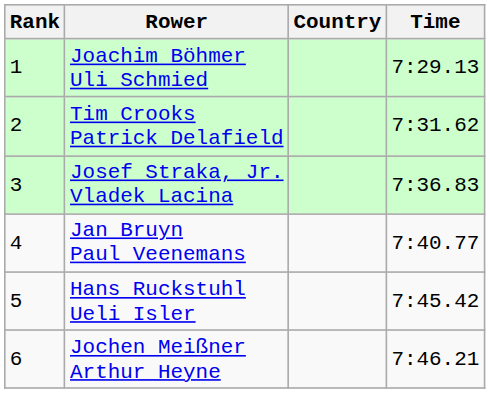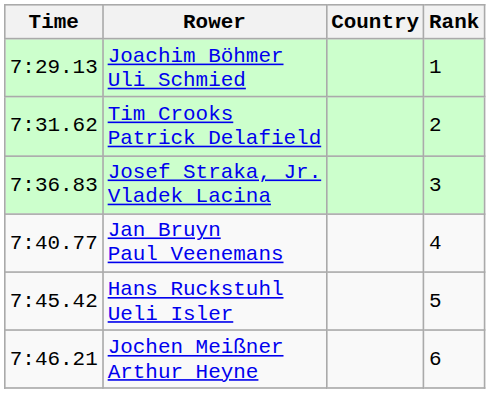columns swapped: (35, 22) <-> (435, 22)
